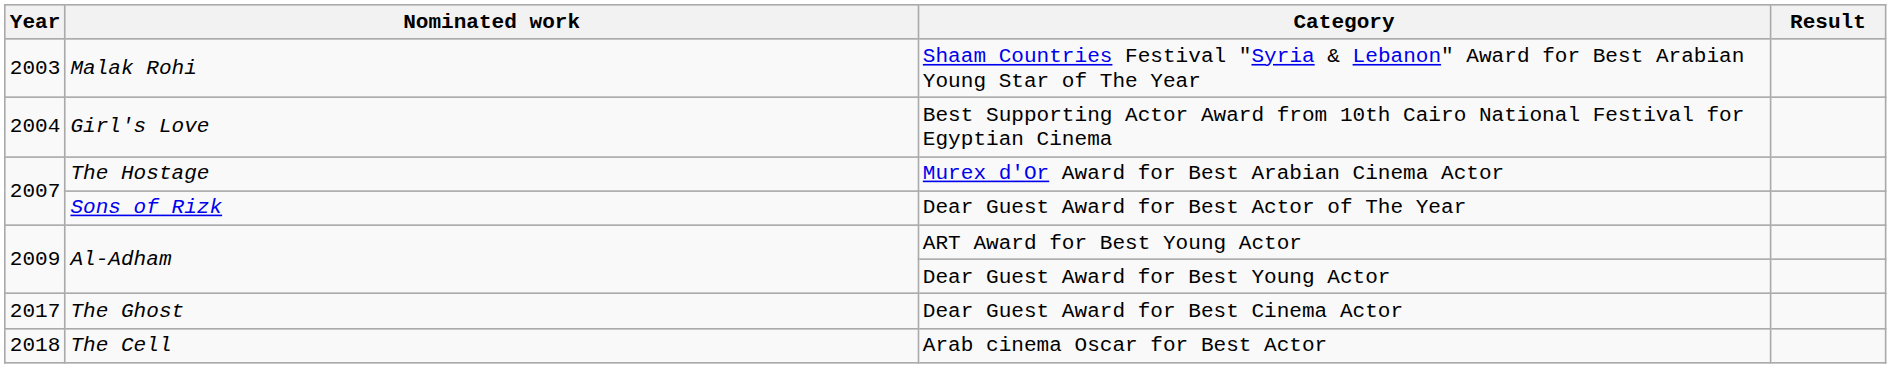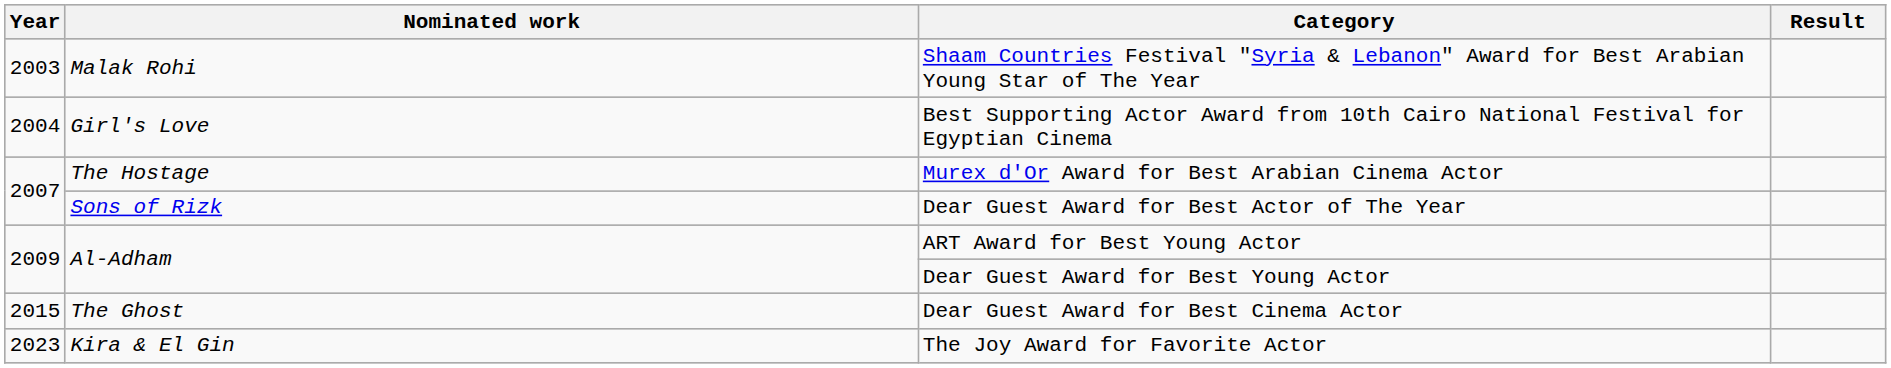(35, 311) 2017 -> (35, 311) 2015
- row: (1125, 345)
+ row: (1125, 345)
